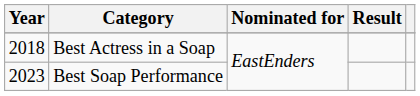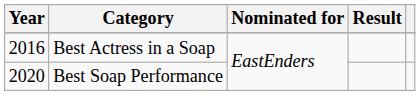(27, 47) 2018 -> (27, 47) 2016
(27, 76) 2023 -> (27, 76) 2020
